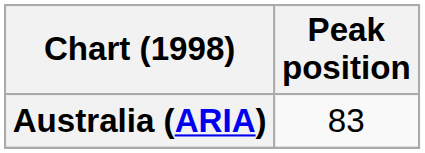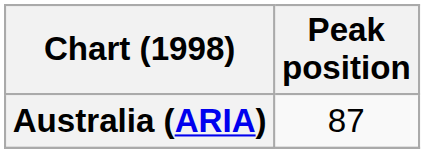(346, 120) 83 -> (346, 120) 87
